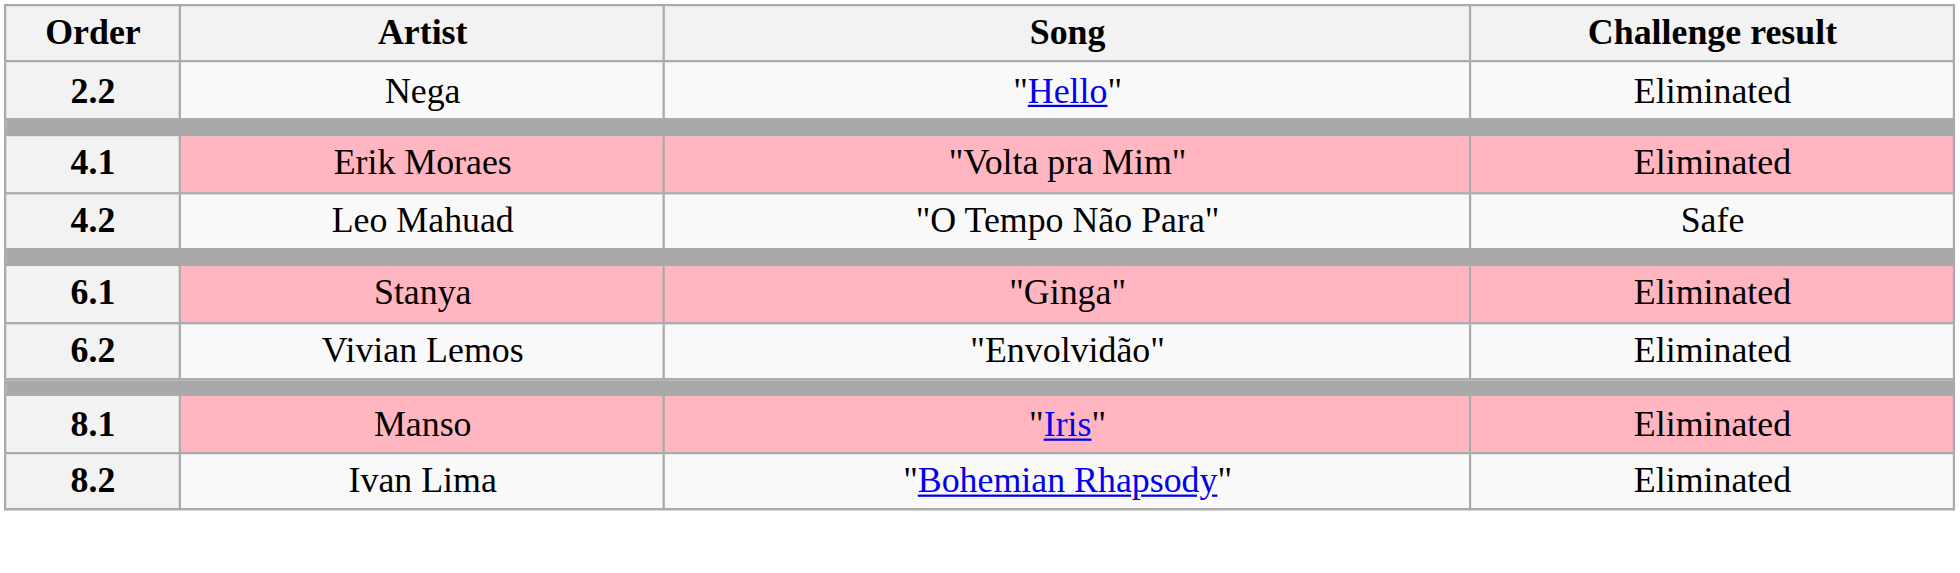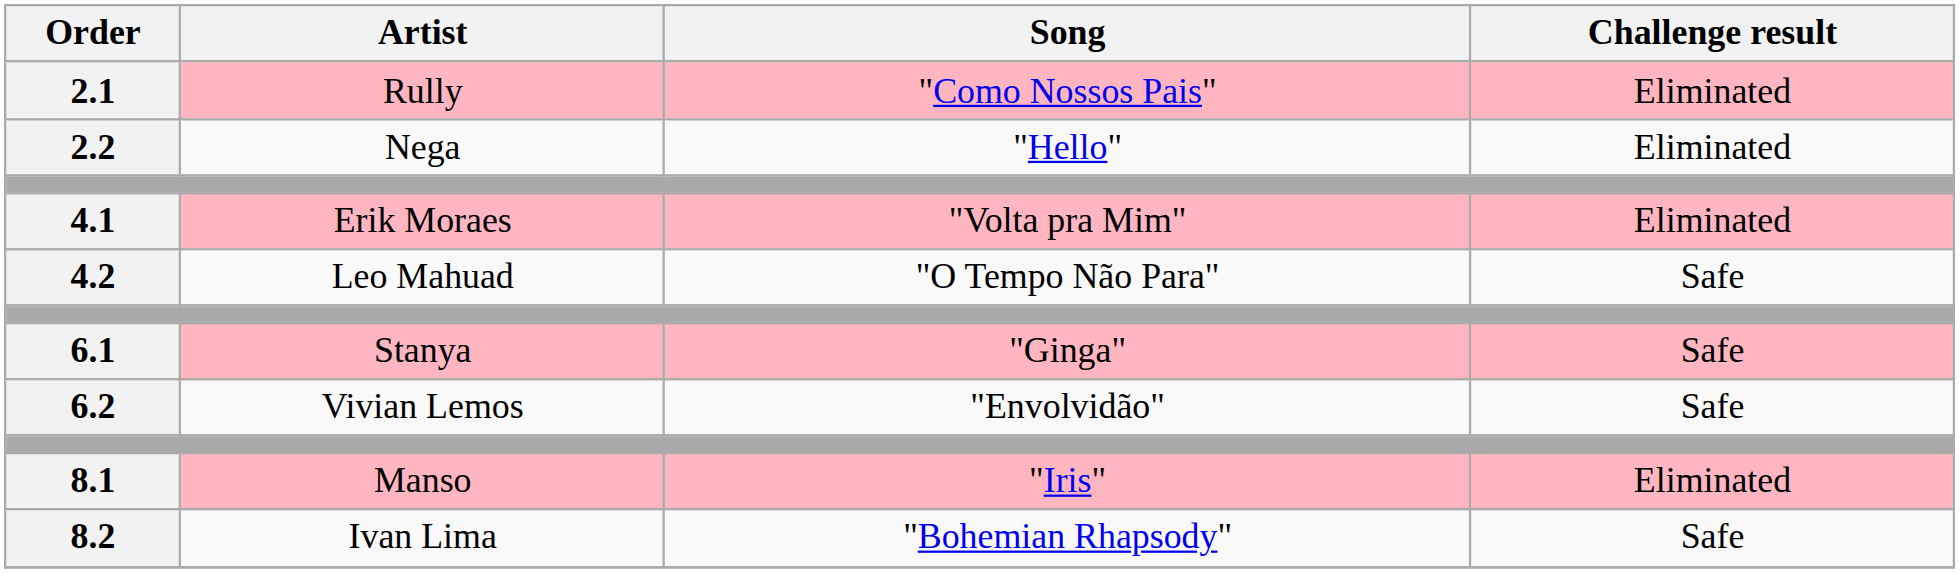+ row: (93, 89)
(1712, 293) Eliminated -> (1712, 350) Safe
(1712, 350) Eliminated -> (1712, 406) Safe
(1712, 480) Eliminated -> (1712, 537) Safe
